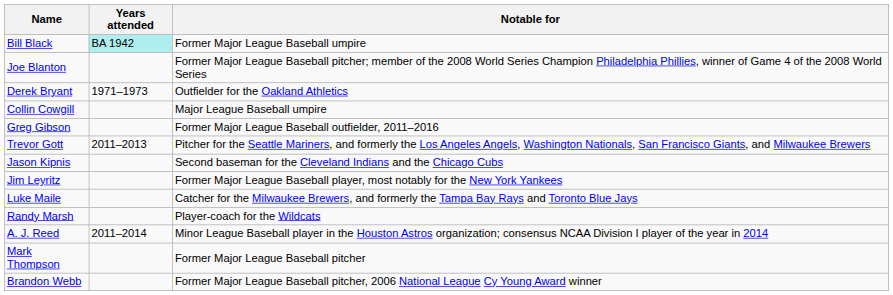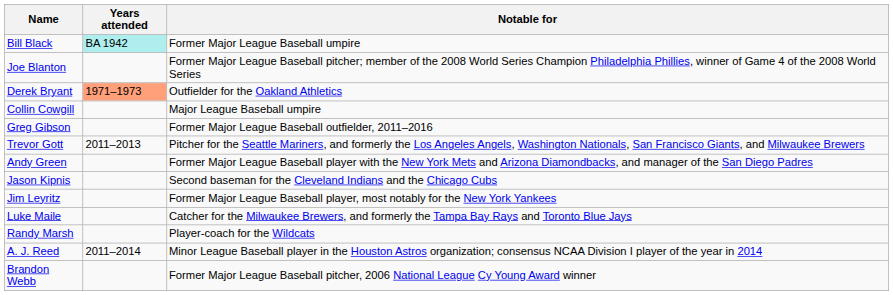(120, 91) no background -> (113, 91) lightsalmon background
+ row: (37, 162)
- row: (33, 258)
